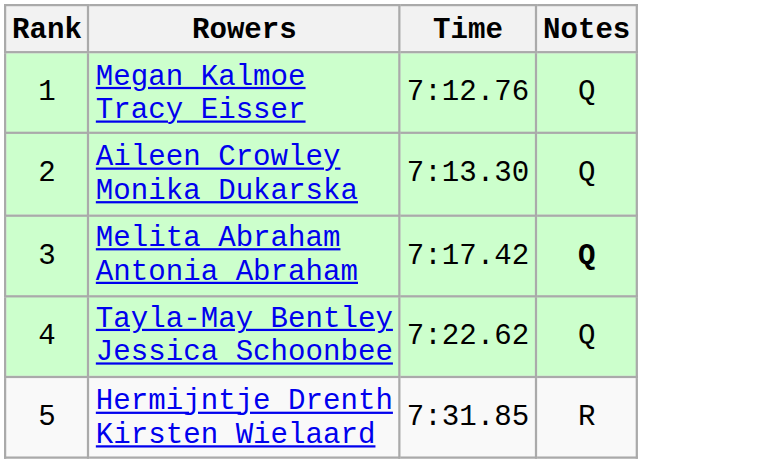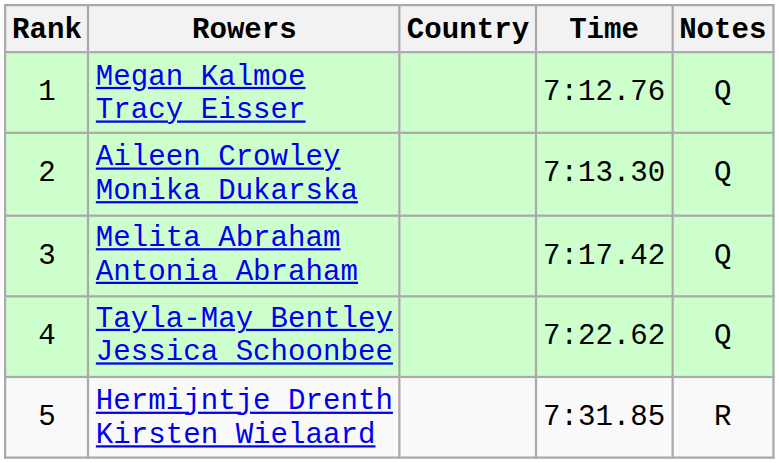+ column: (468, 29)
(587, 255) bold -> (723, 255) normal
